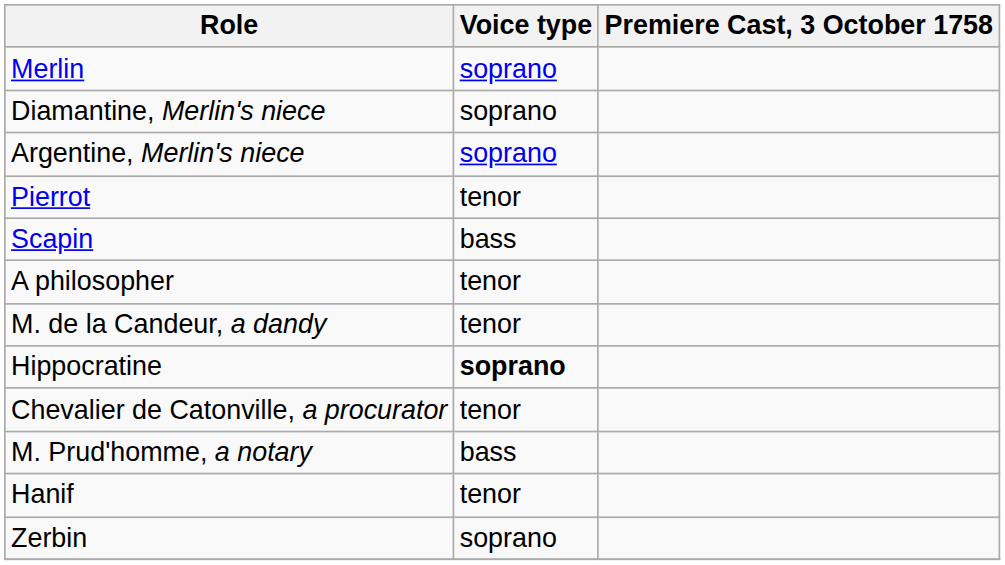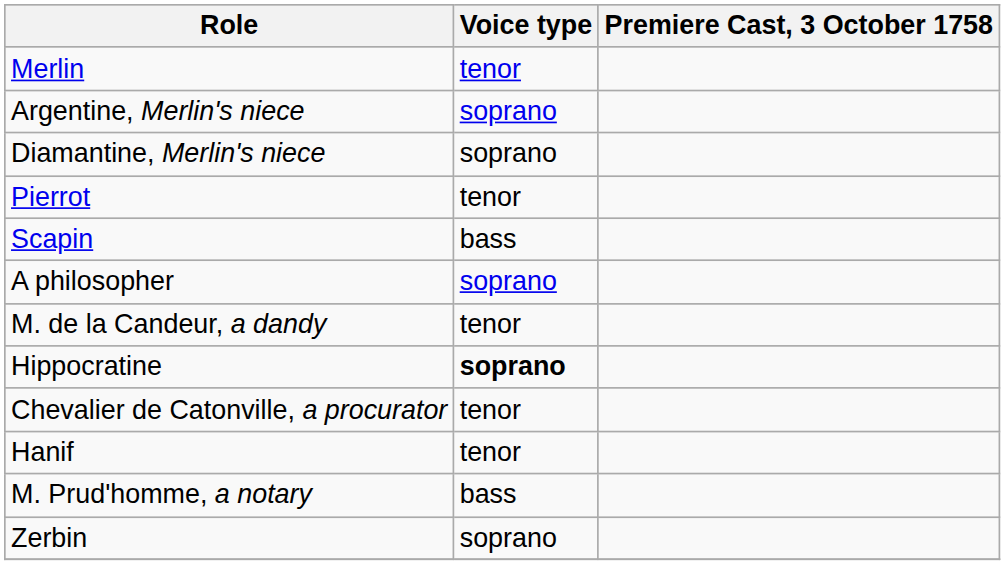(508, 68) soprano -> (490, 68) tenor
rows swapped: (158, 153) <-> (168, 111)
(490, 281) tenor -> (508, 281) soprano
rows swapped: (161, 452) <-> (42, 494)
